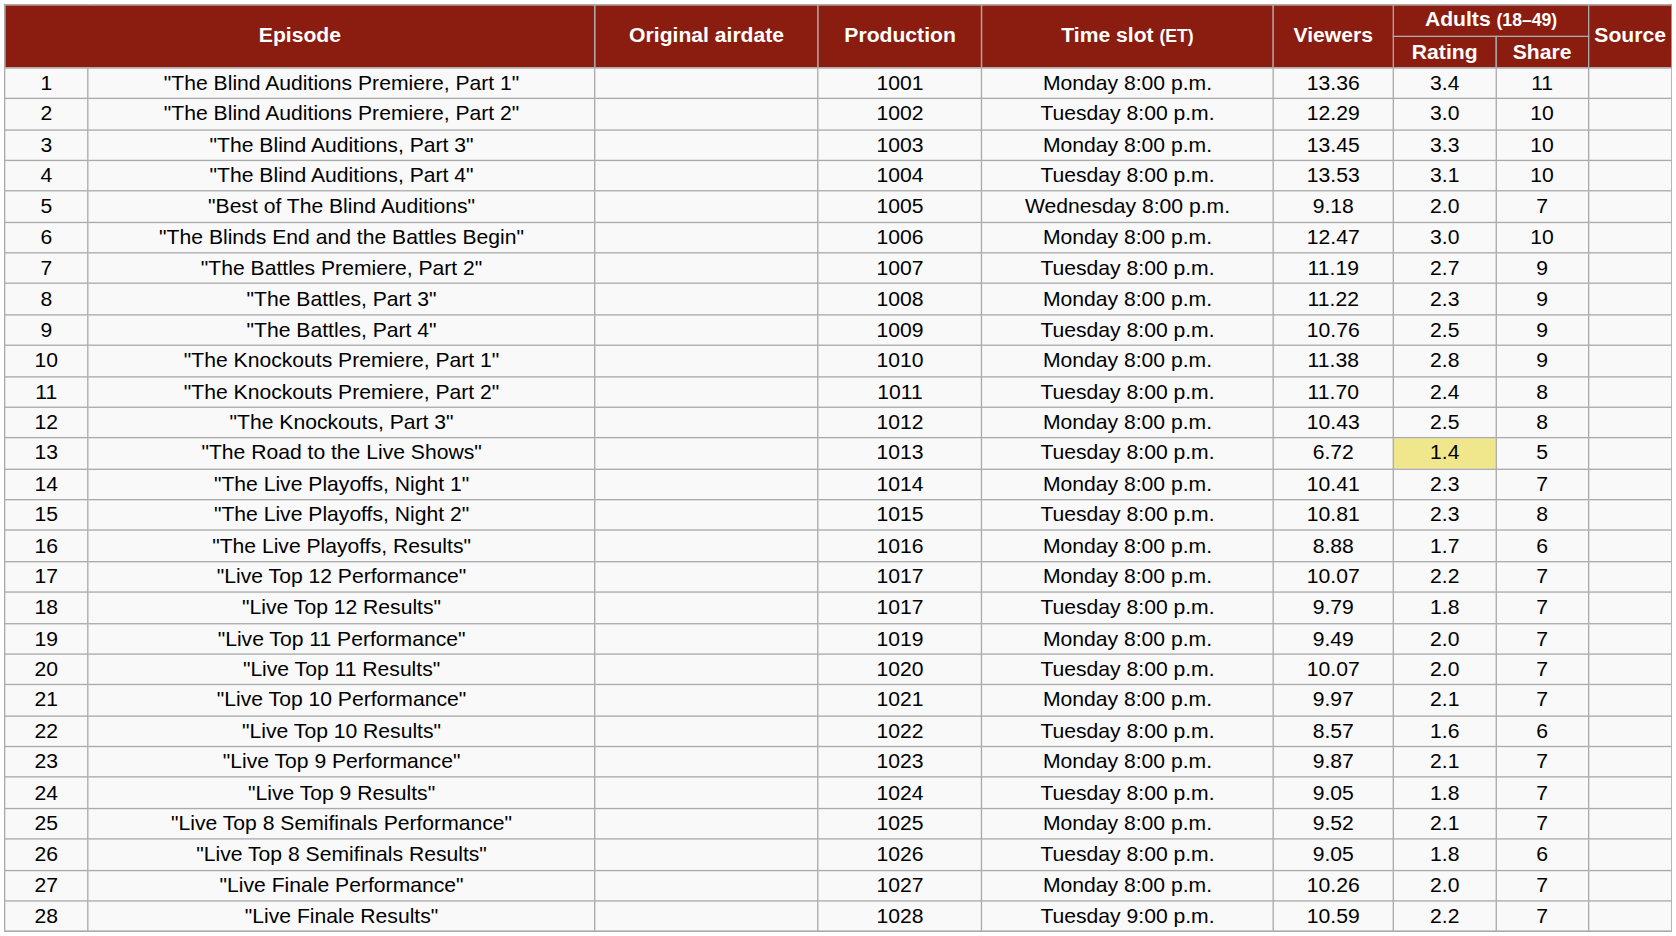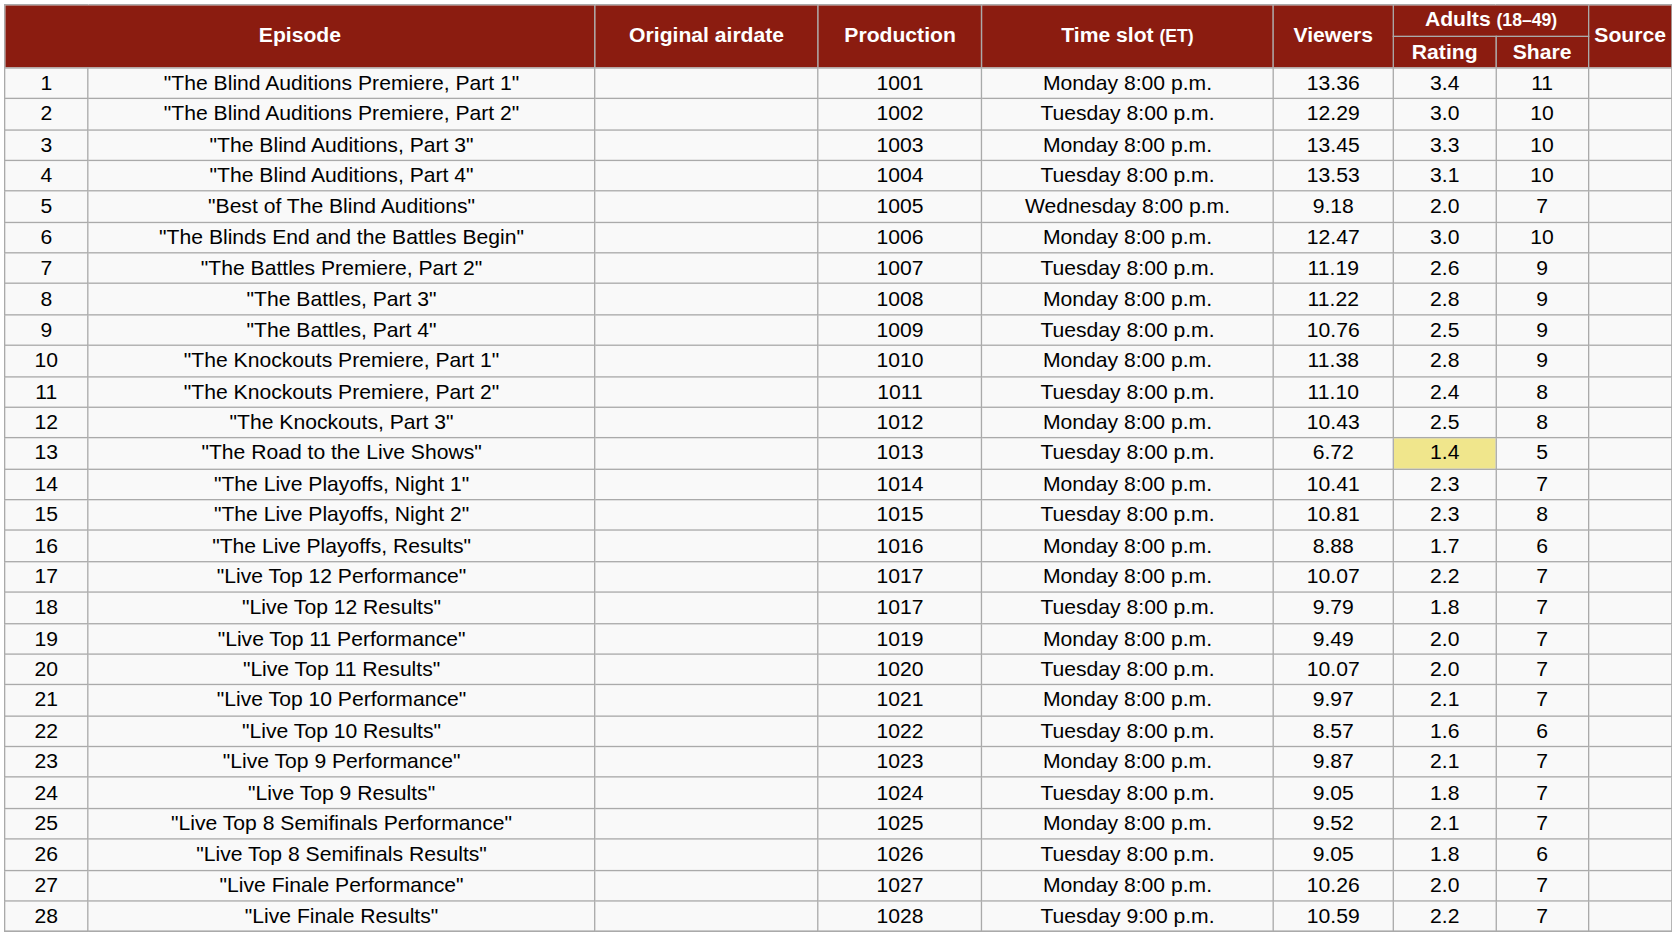(1445, 268) 2.7 -> (1445, 268) 2.6
(1445, 298) 2.3 -> (1445, 298) 2.8
(1333, 391) 11.70 -> (1333, 391) 11.10
